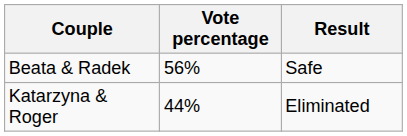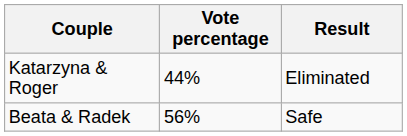rows swapped: (58, 106) <-> (70, 67)
